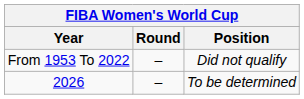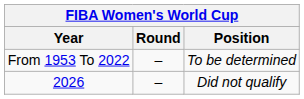(242, 60) Did not qualify -> (242, 60) To be determined
(242, 82) To be determined -> (242, 82) Did not qualify
